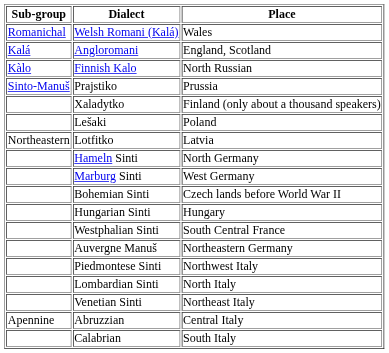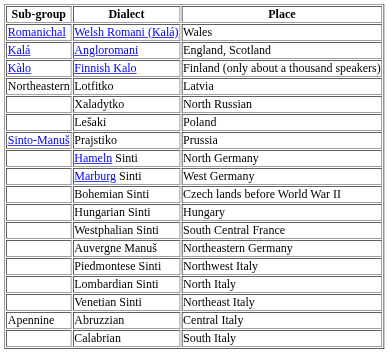(218, 68) North Russian -> (282, 68) Finland (only about a thousand speakers)
rows swapped: (94, 140) <-> (96, 86)
(282, 104) Finland (only about a thousand speakers) -> (218, 104) North Russian
